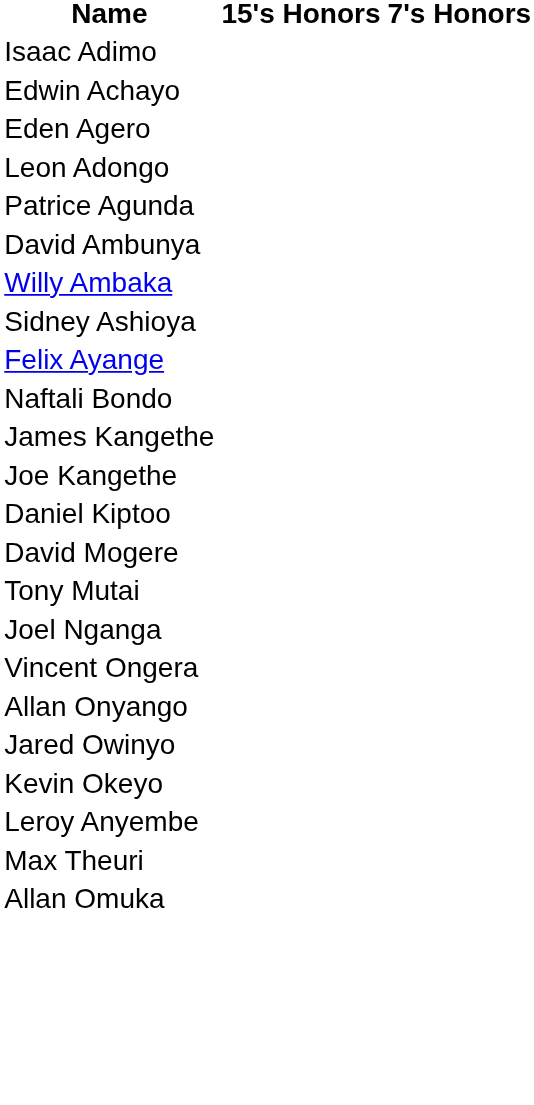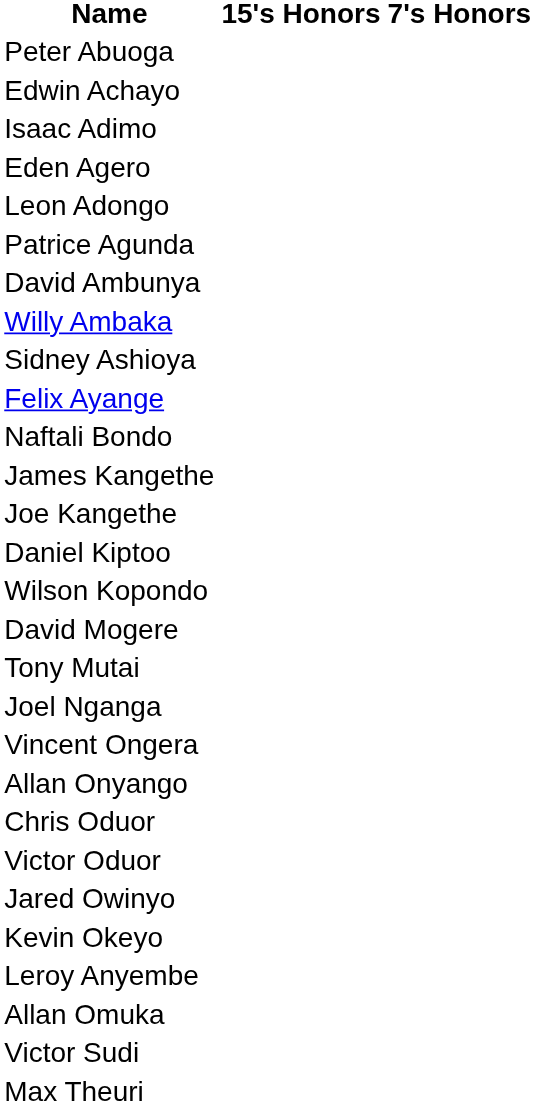+ row: (89, 52)
rows swapped: (92, 90) <-> (81, 52)
+ row: (106, 591)
+ row: (80, 822)
+ row: (83, 860)
rows swapped: (74, 860) <-> (84, 899)
+ row: (72, 1053)
